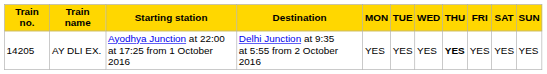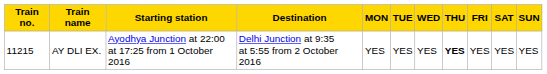(20, 50) 14205 -> (20, 50) 11215
